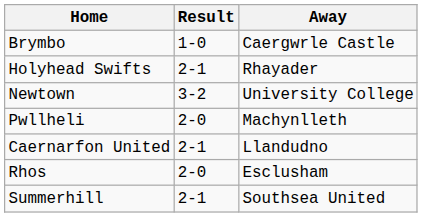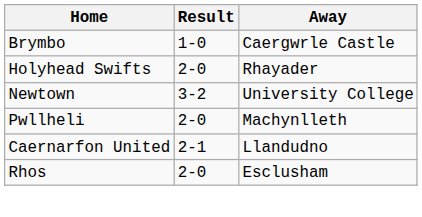(192, 69) 2-1 -> (192, 69) 2-0
- row: (56, 198)
